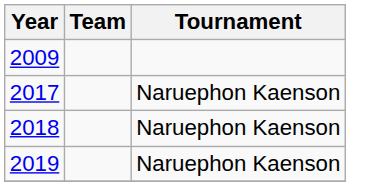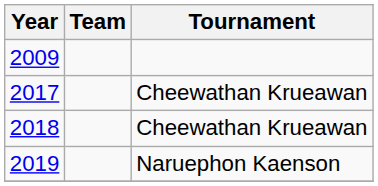(238, 92) Naruephon Kaenson -> (252, 92) Cheewathan Krueawan
(238, 127) Naruephon Kaenson -> (252, 127) Cheewathan Krueawan
